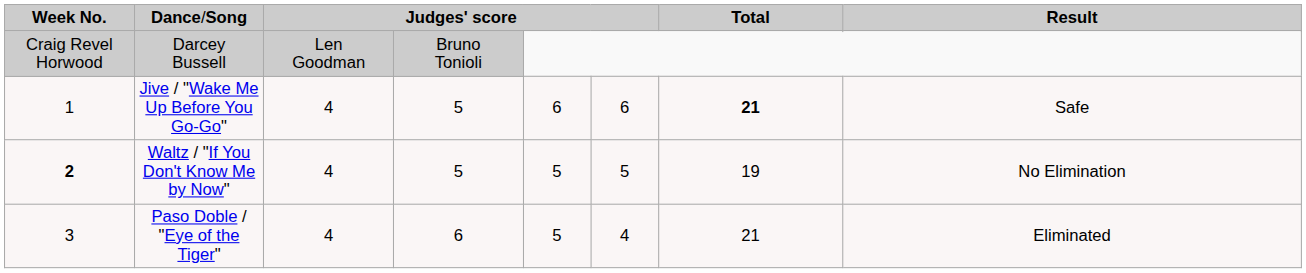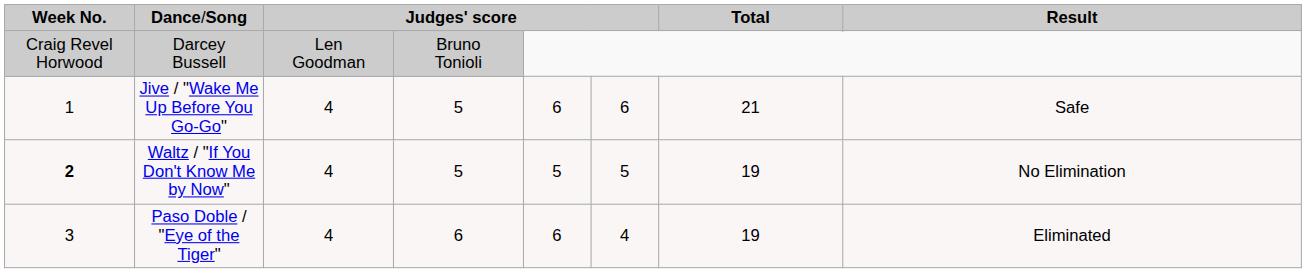(751, 107) bold -> (751, 107) normal
(557, 235) 5 -> (557, 235) 6
(751, 235) 21 -> (751, 235) 19
